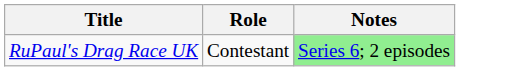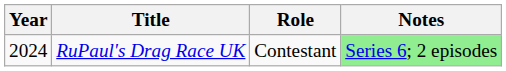+ column: (28, 19)
